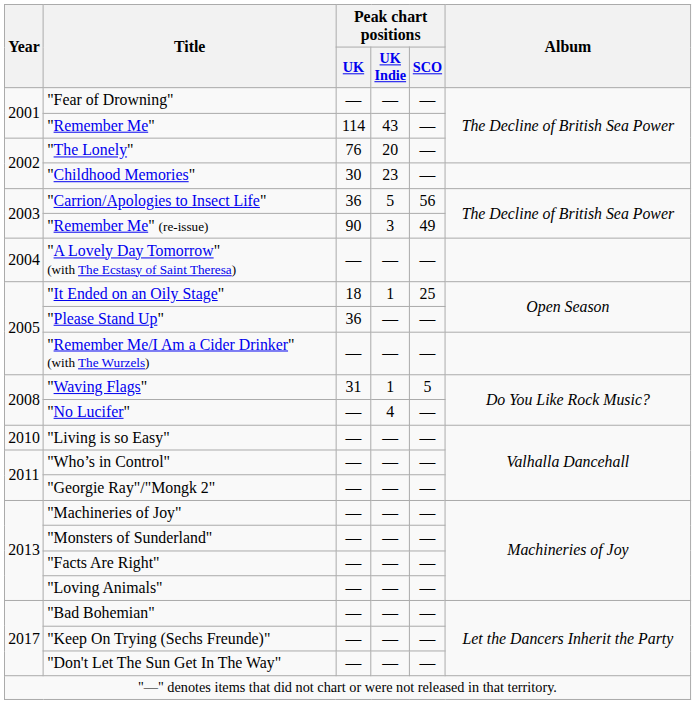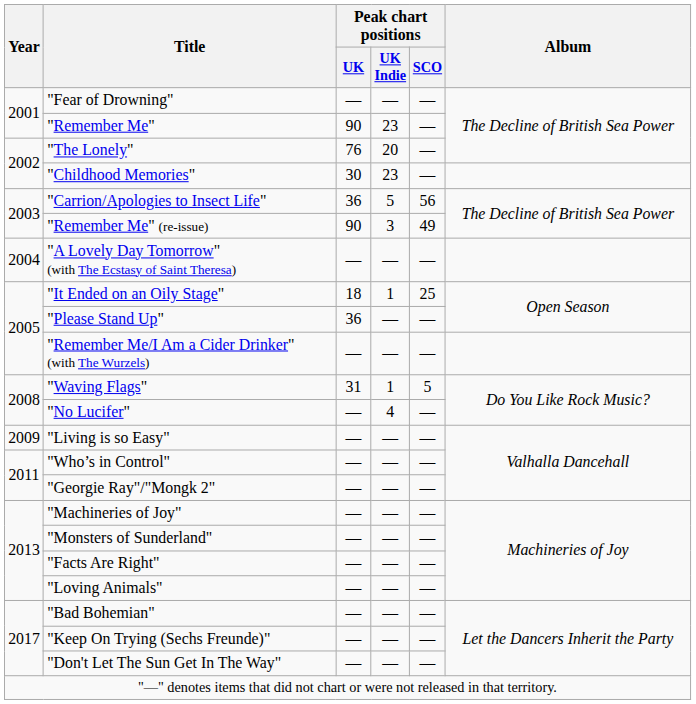(353, 125) 114 -> (353, 125) 90
(390, 125) 43 -> (390, 125) 23
(24, 437) 2010 -> (24, 437) 2009
